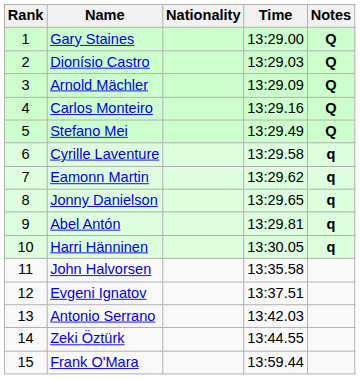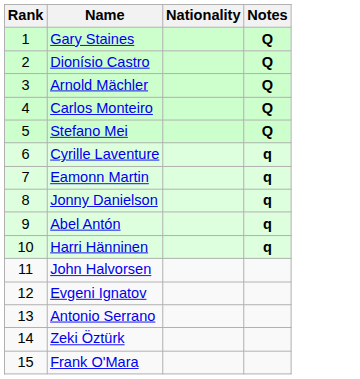- column: (276, 16)
